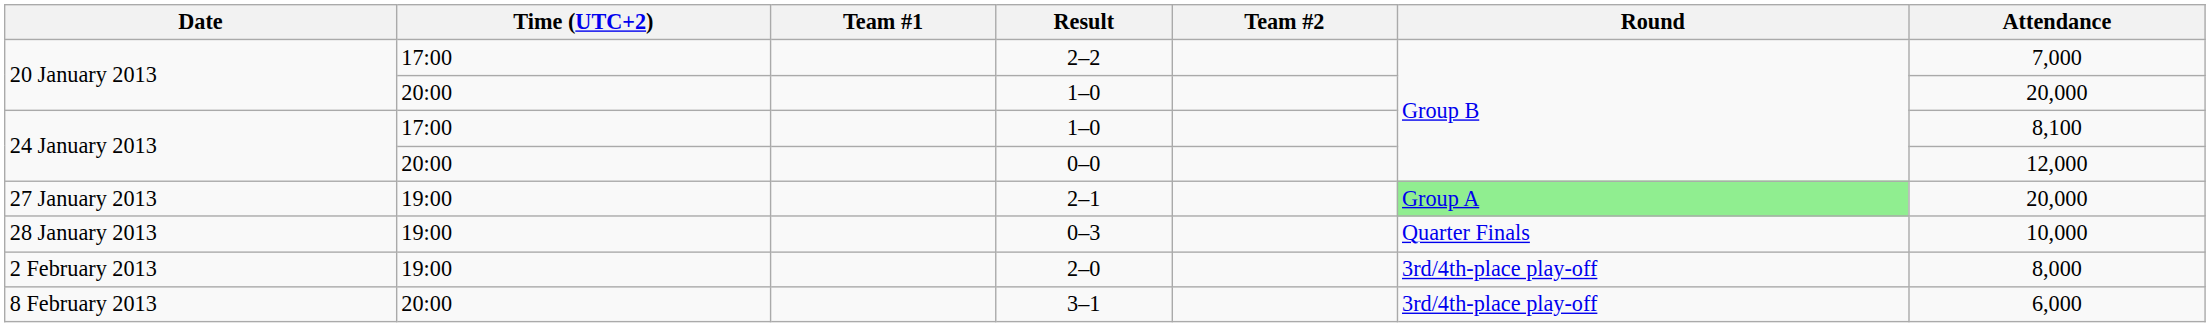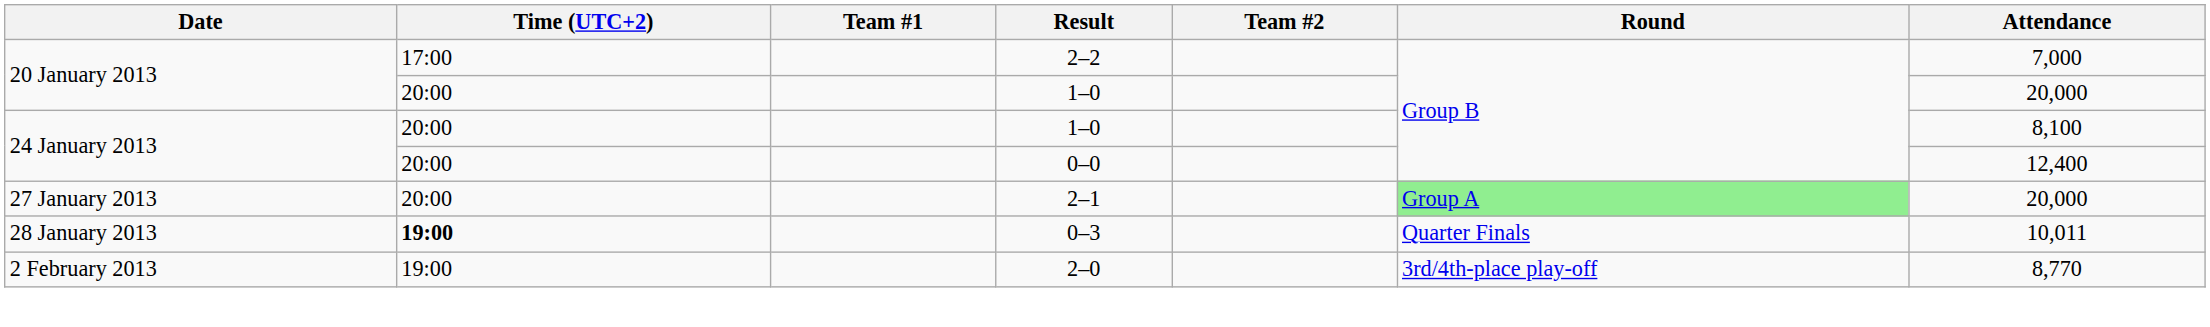(427, 127) 17:00 -> (427, 127) 20:00
(2057, 163) 12,000 -> (2057, 163) 12,400
(427, 198) 19:00 -> (427, 198) 20:00
(427, 233) normal -> (427, 233) bold
(2057, 233) 10,000 -> (2057, 233) 10,011
(2057, 269) 8,000 -> (2057, 269) 8,770
- row: (83, 304)
